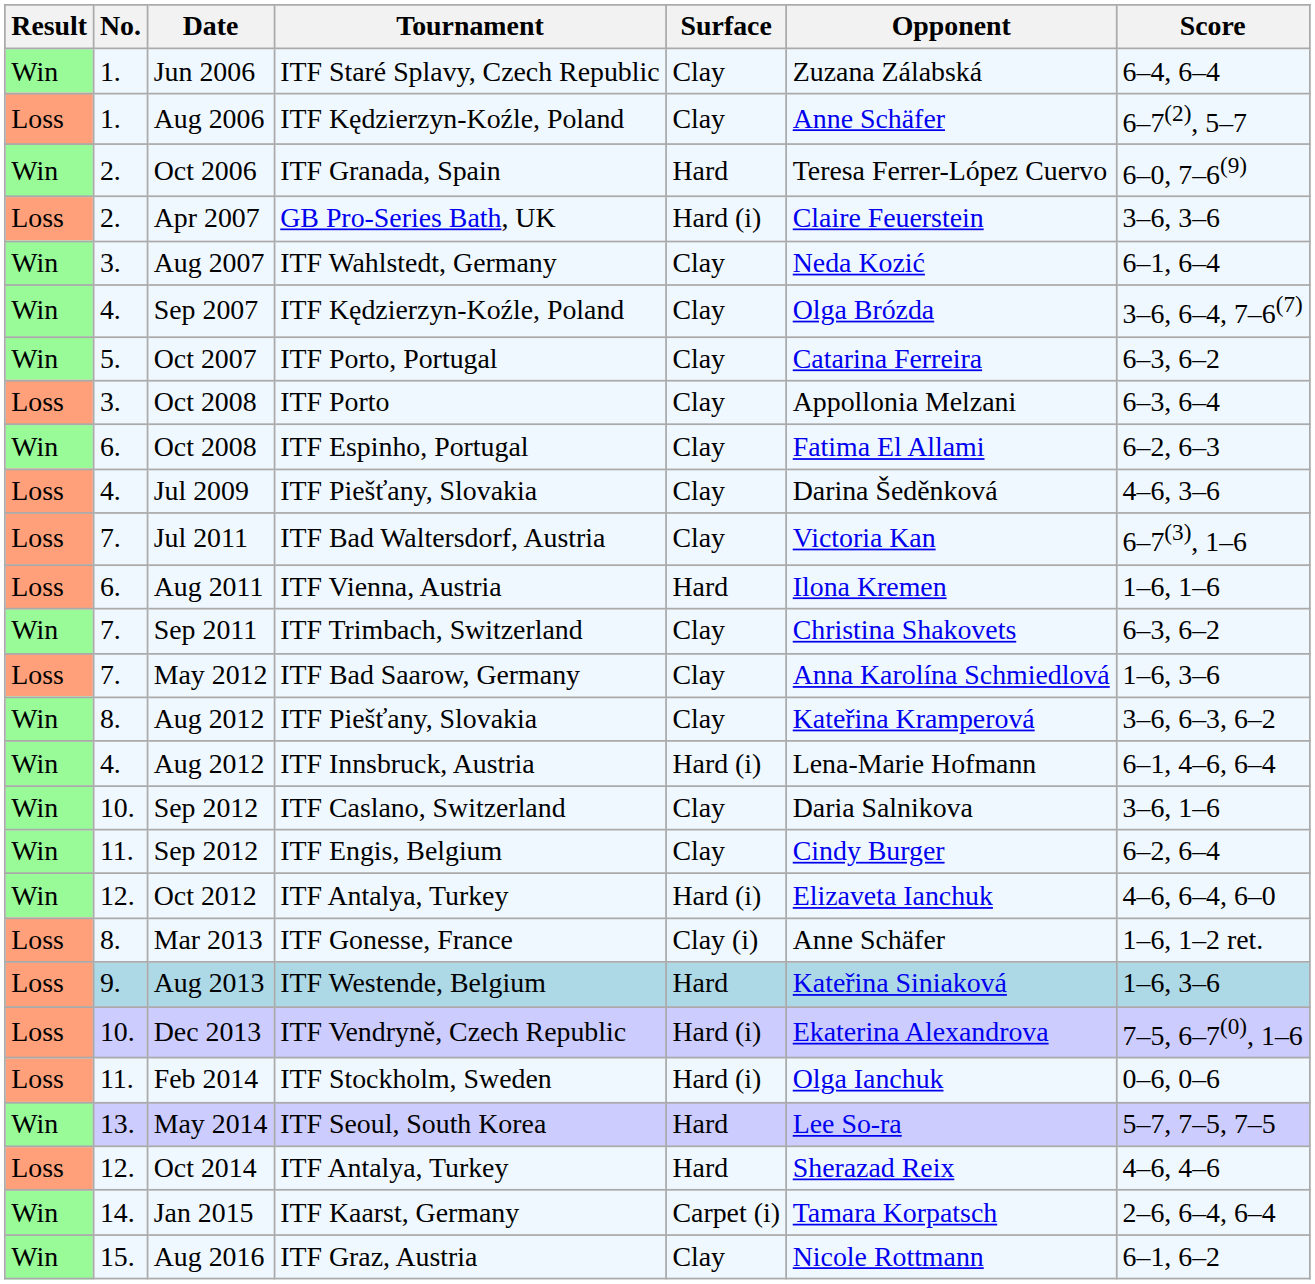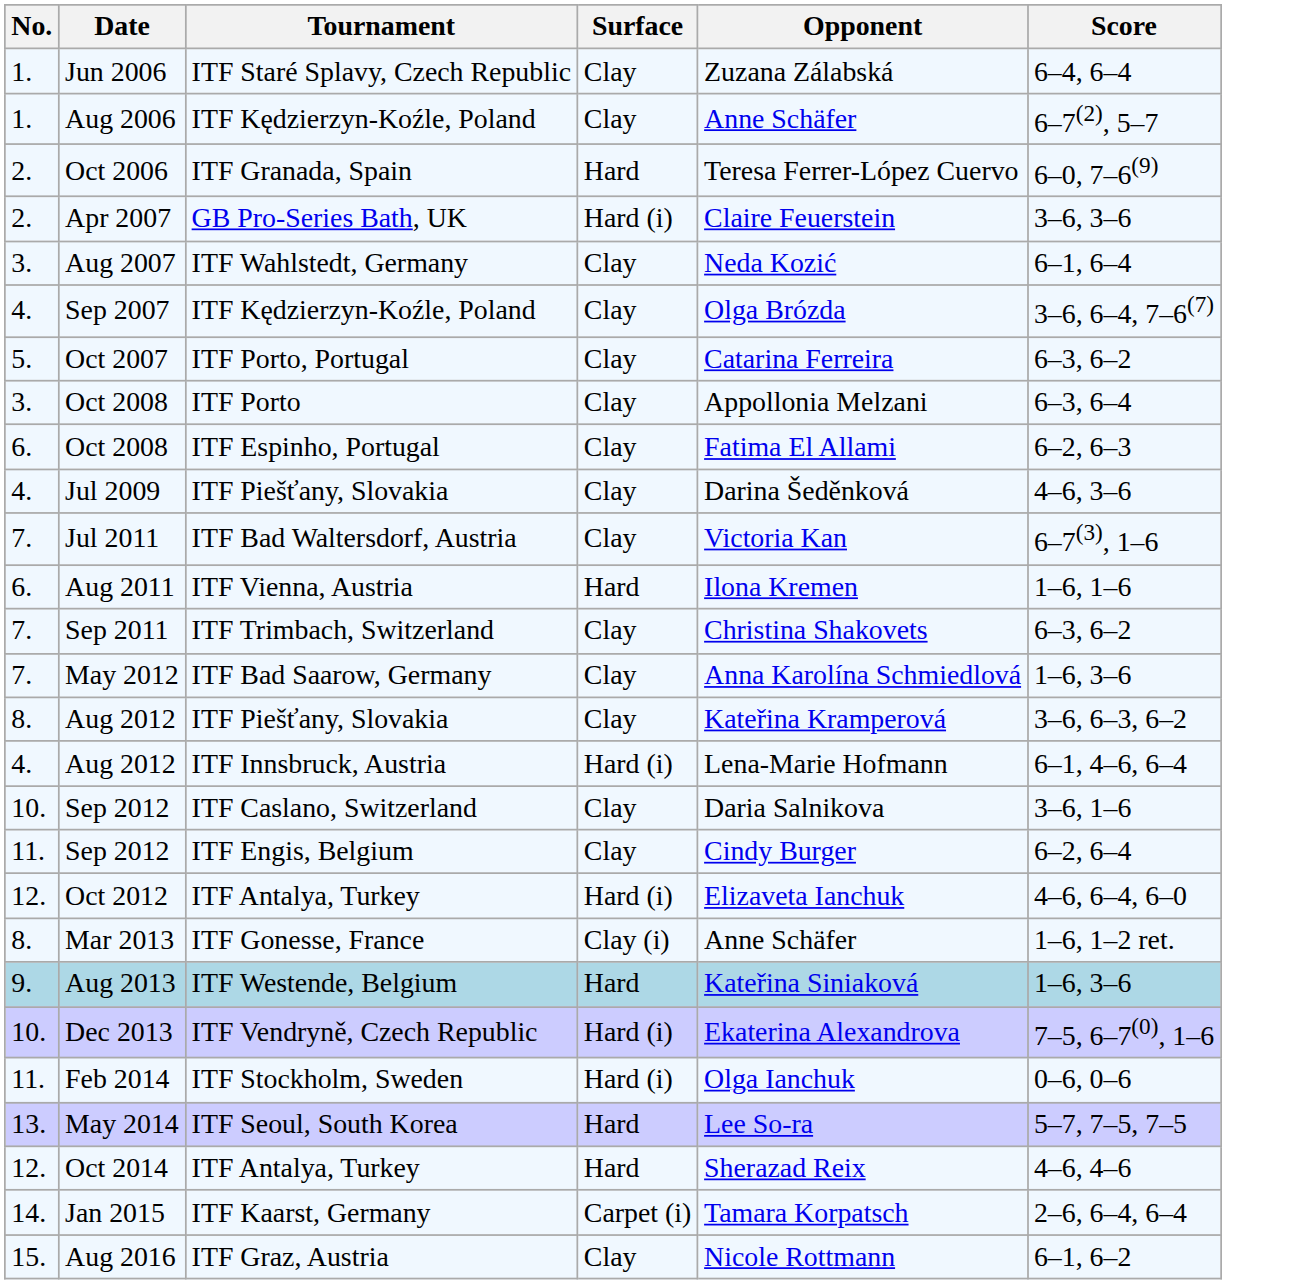- column: (49, 26)
